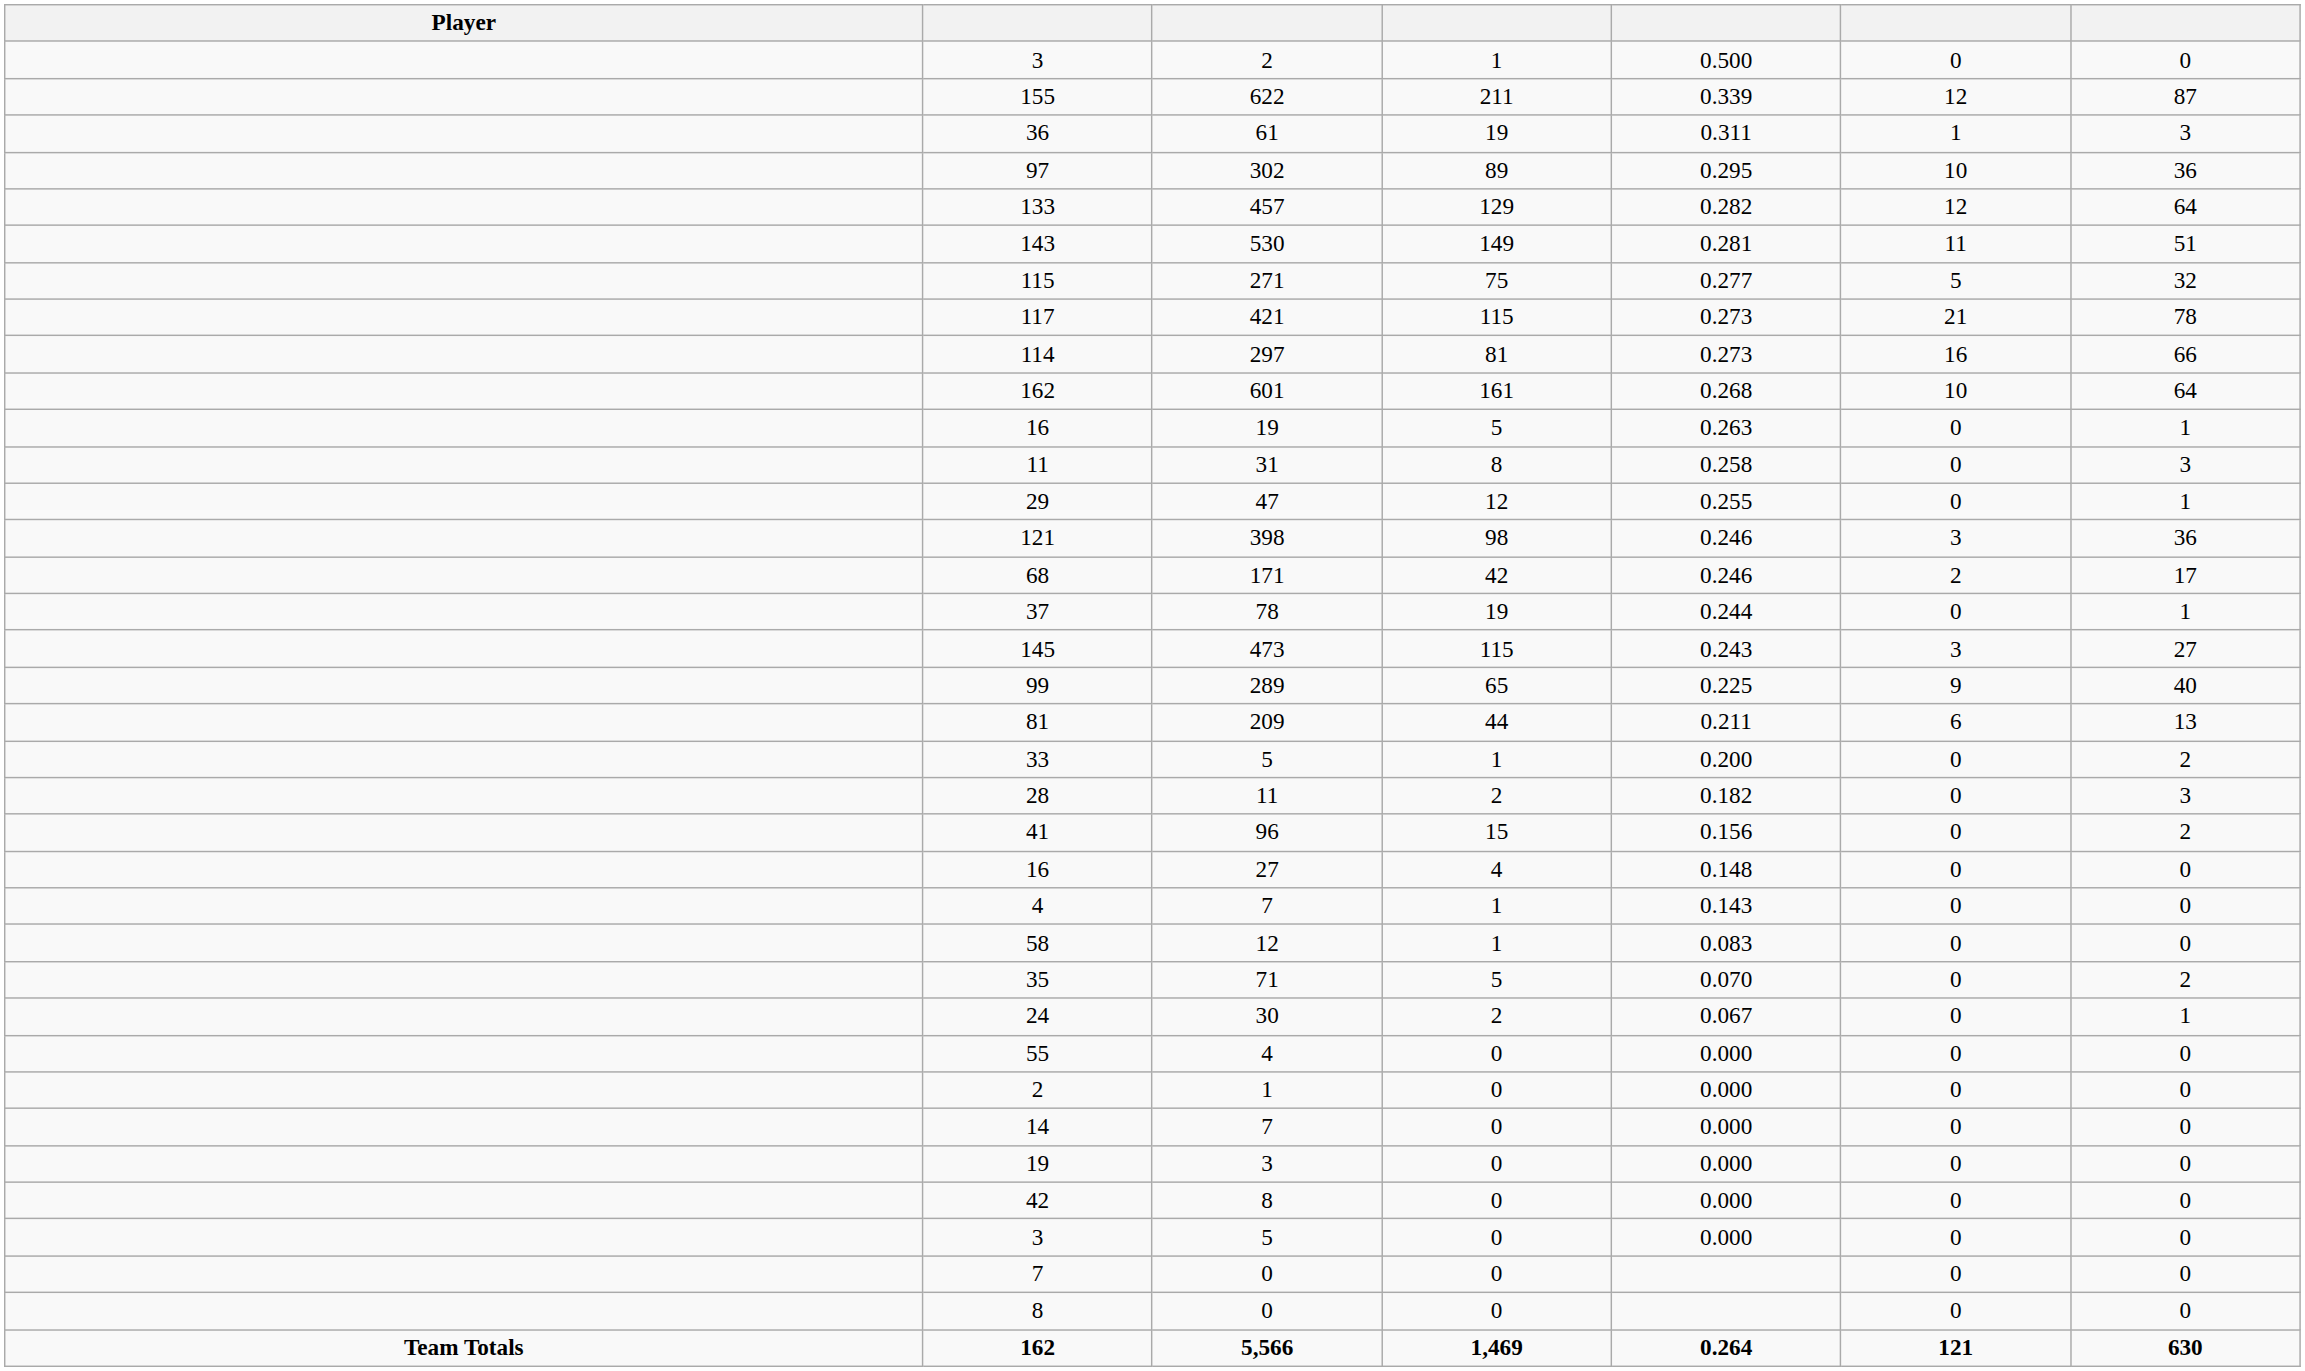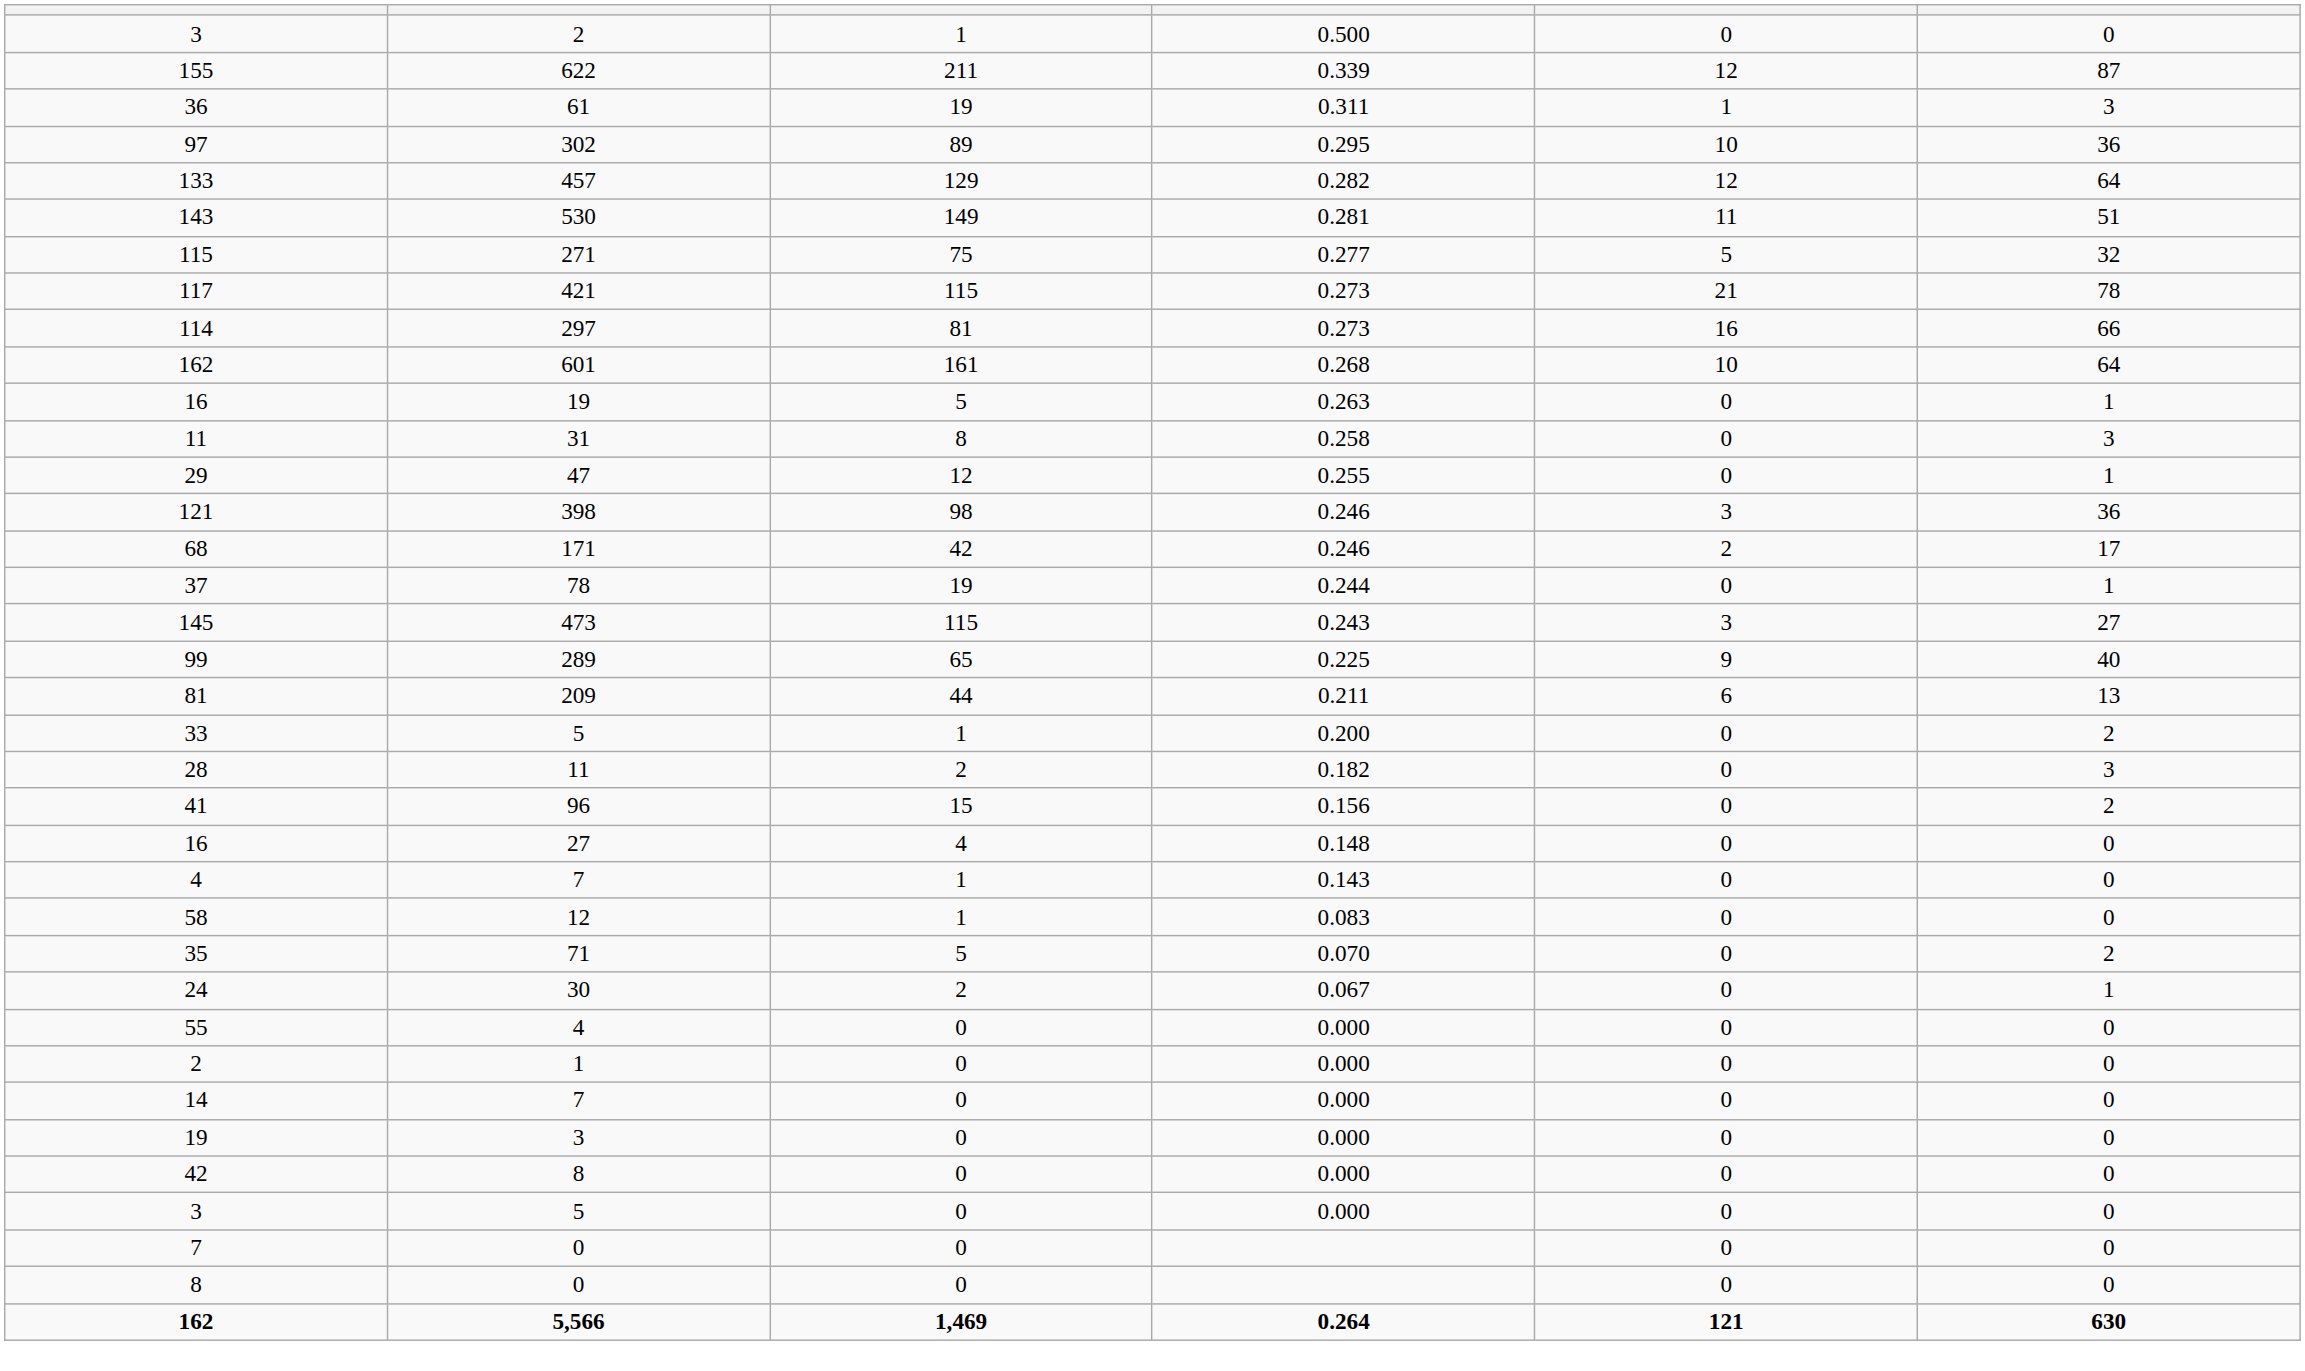- column: (464, 22)
